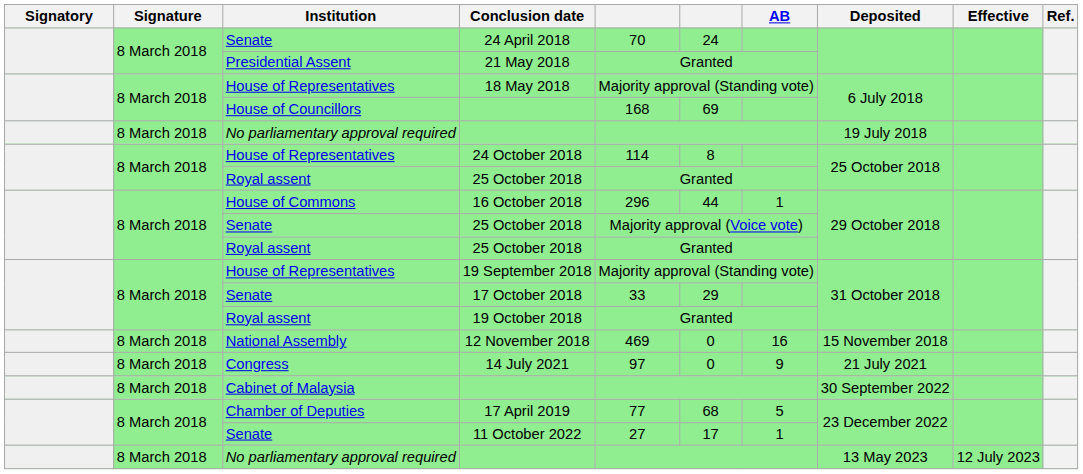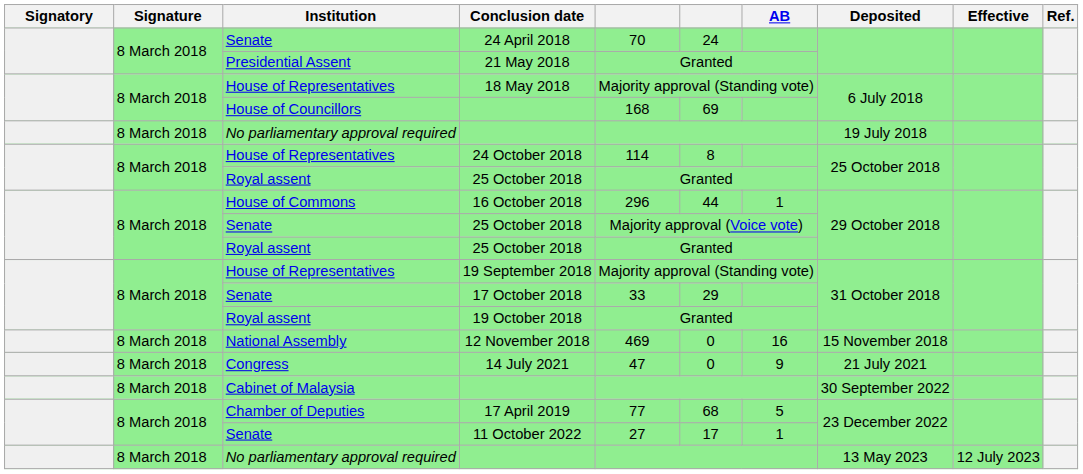(637, 365) 97 -> (637, 365) 47
